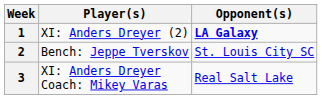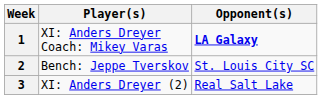(115, 33) XI: Anders Dreyer (2) -> (104, 40) XI: Anders Dreyer Coach: Mikey Varas
(104, 78) XI: Anders Dreyer Coach: Mikey Varas -> (115, 85) XI: Anders Dreyer (2)
